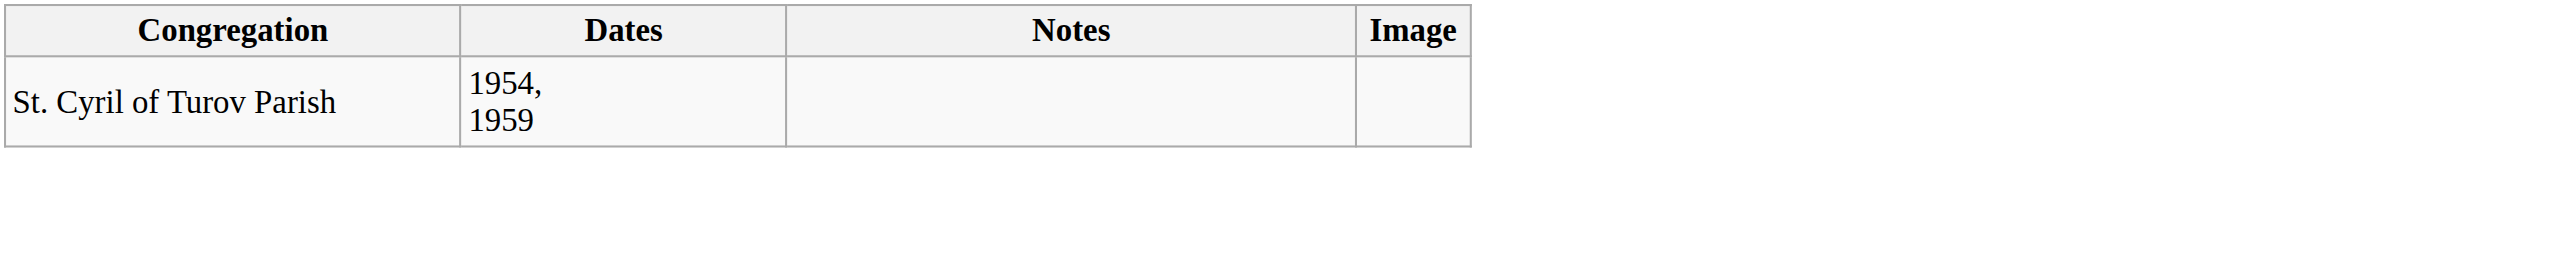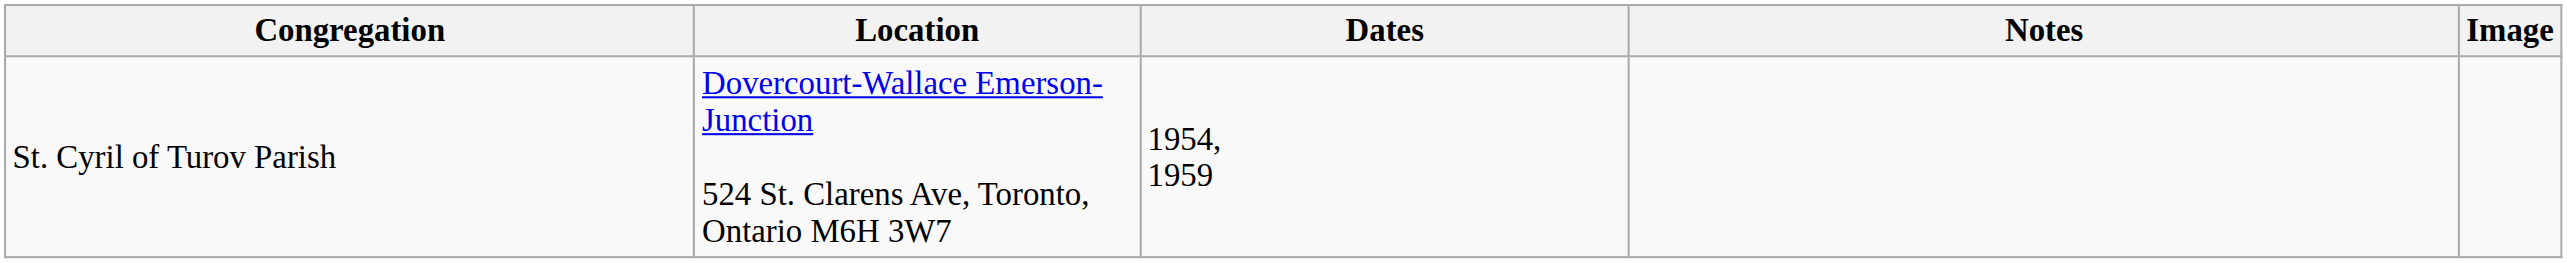+ column: (917, 30)
